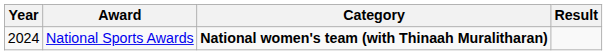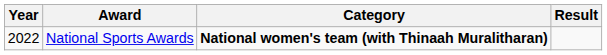(24, 38) 2024 -> (24, 38) 2022
